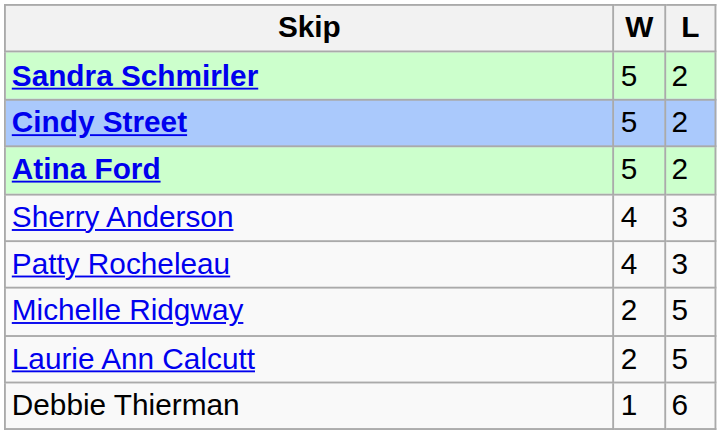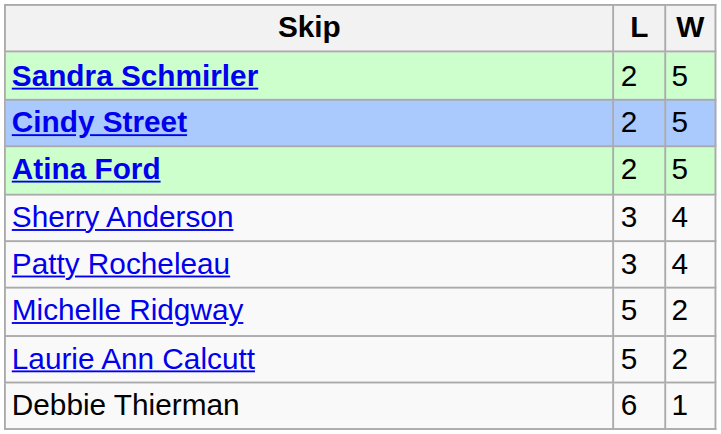columns swapped: (639, 28) <-> (690, 28)
